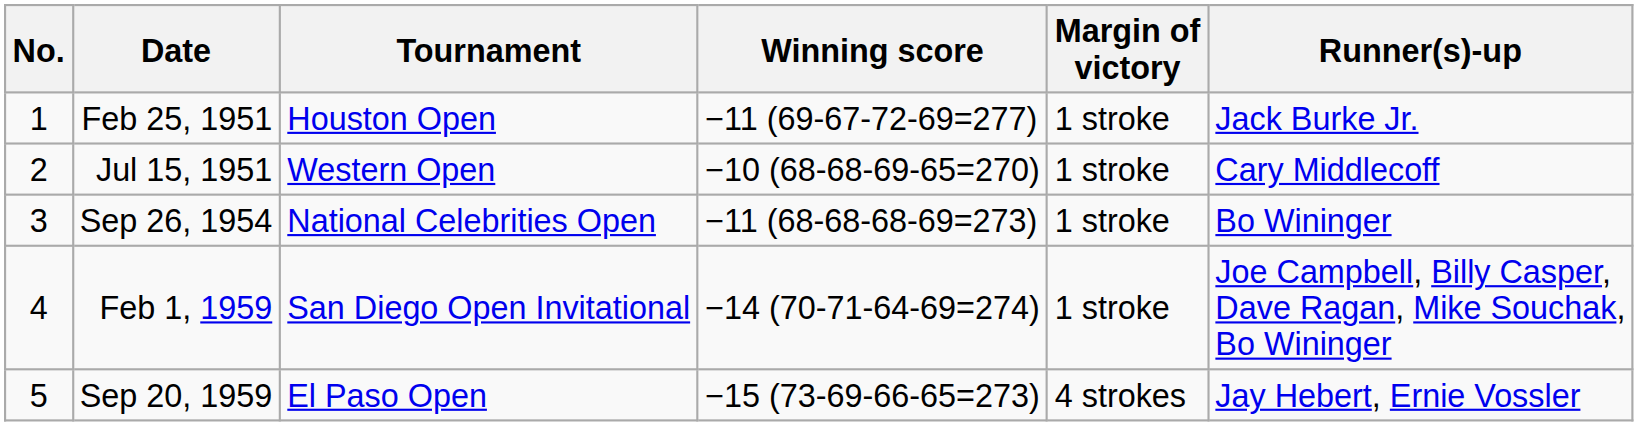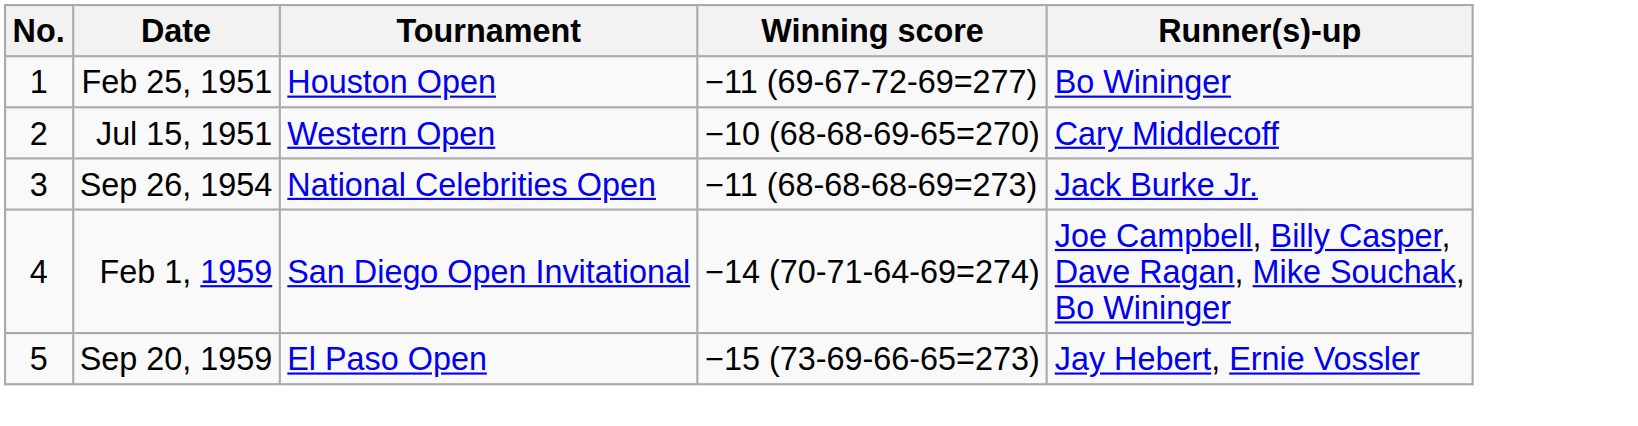- column: (1128, 49)
(1317, 118) Jack Burke Jr. -> (1143, 82) Bo Wininger
(1303, 221) Bo Wininger -> (1156, 185) Jack Burke Jr.
